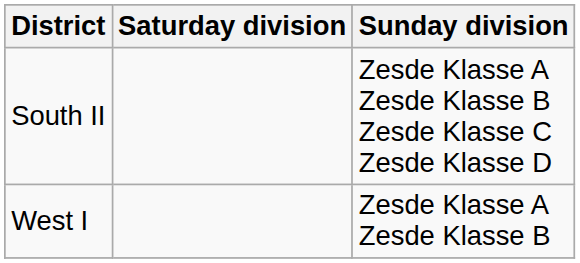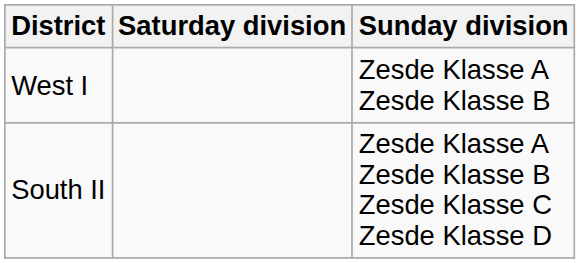rows swapped: (50, 220) <-> (58, 115)
